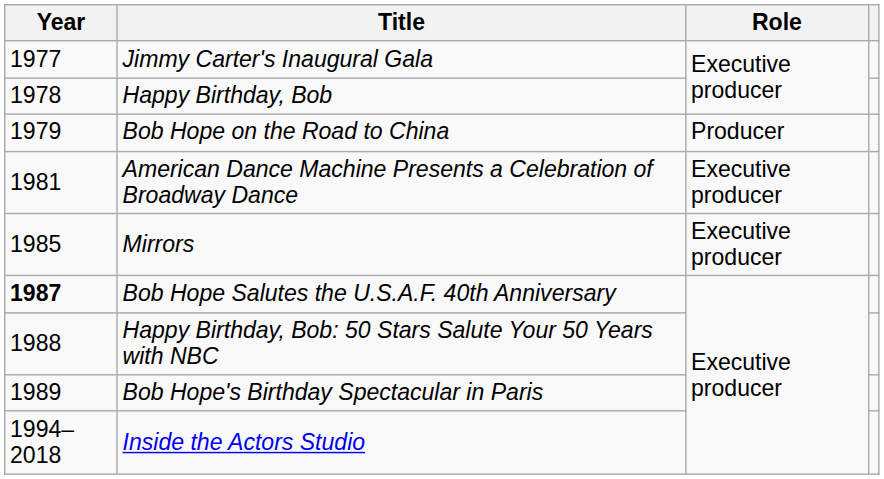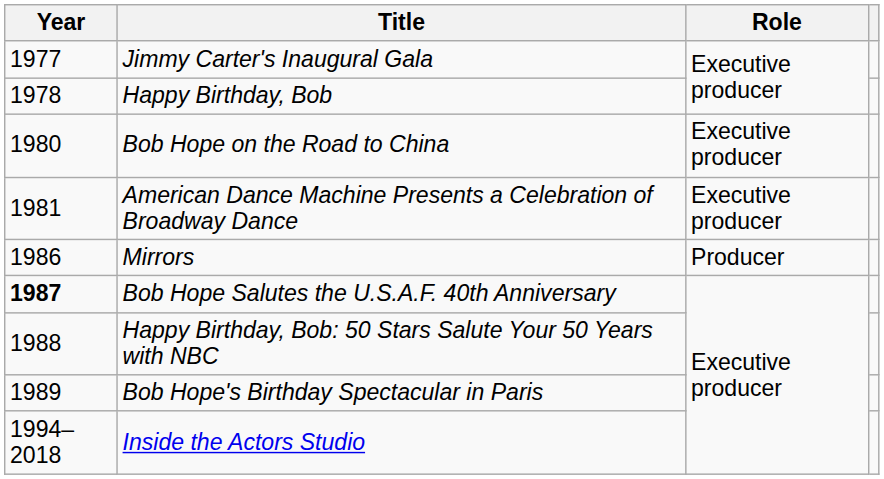(36, 132) 1979 -> (36, 145) 1980
(738, 132) Producer -> (741, 145) Executive producer
(36, 244) 1985 -> (36, 257) 1986
(741, 244) Executive producer -> (738, 257) Producer
